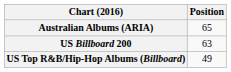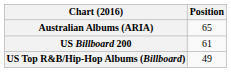(207, 43) 63 -> (207, 43) 61
